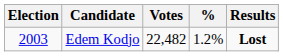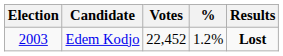(166, 39) 22,482 -> (166, 39) 22,452
